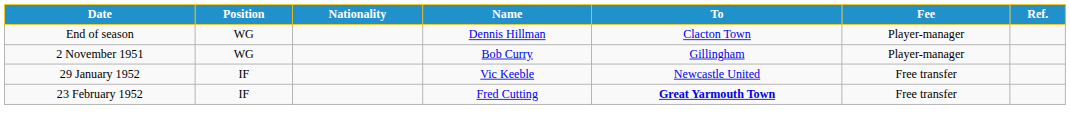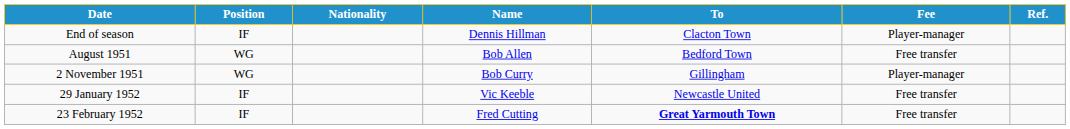(244, 34) WG -> (244, 34) IF
+ row: (100, 54)
